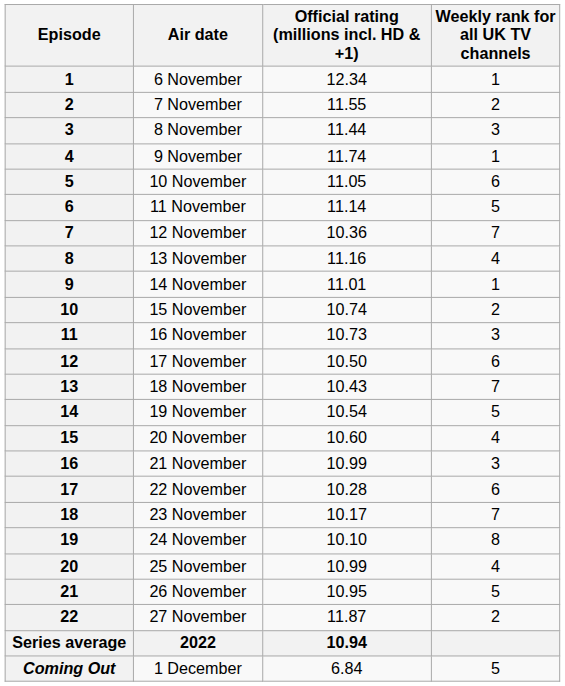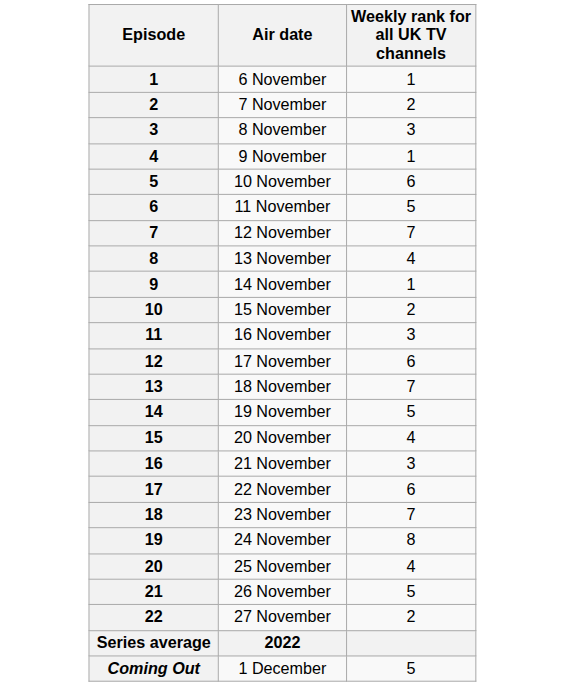- column: (347, 35)
